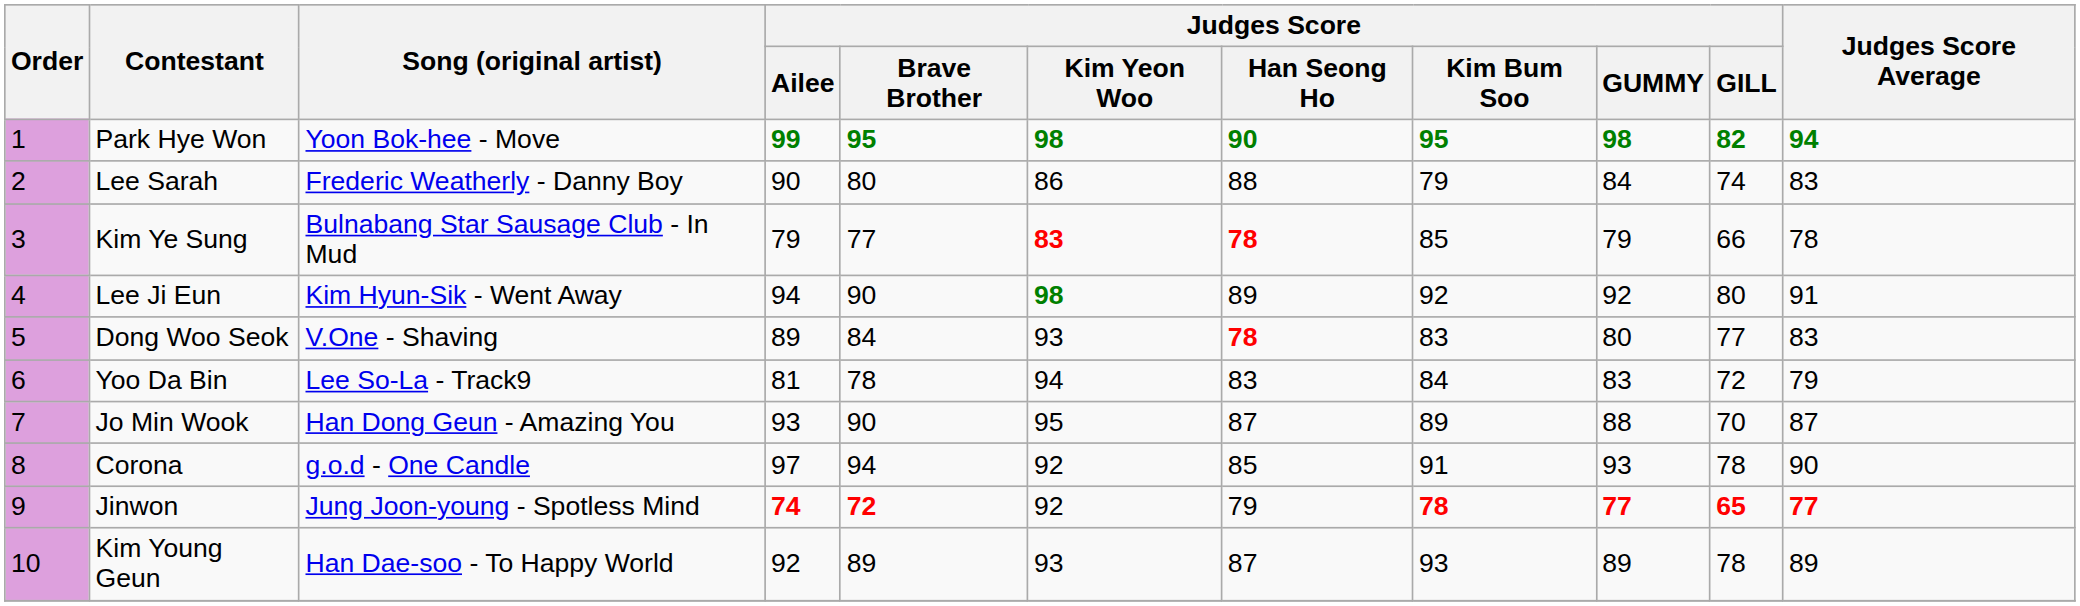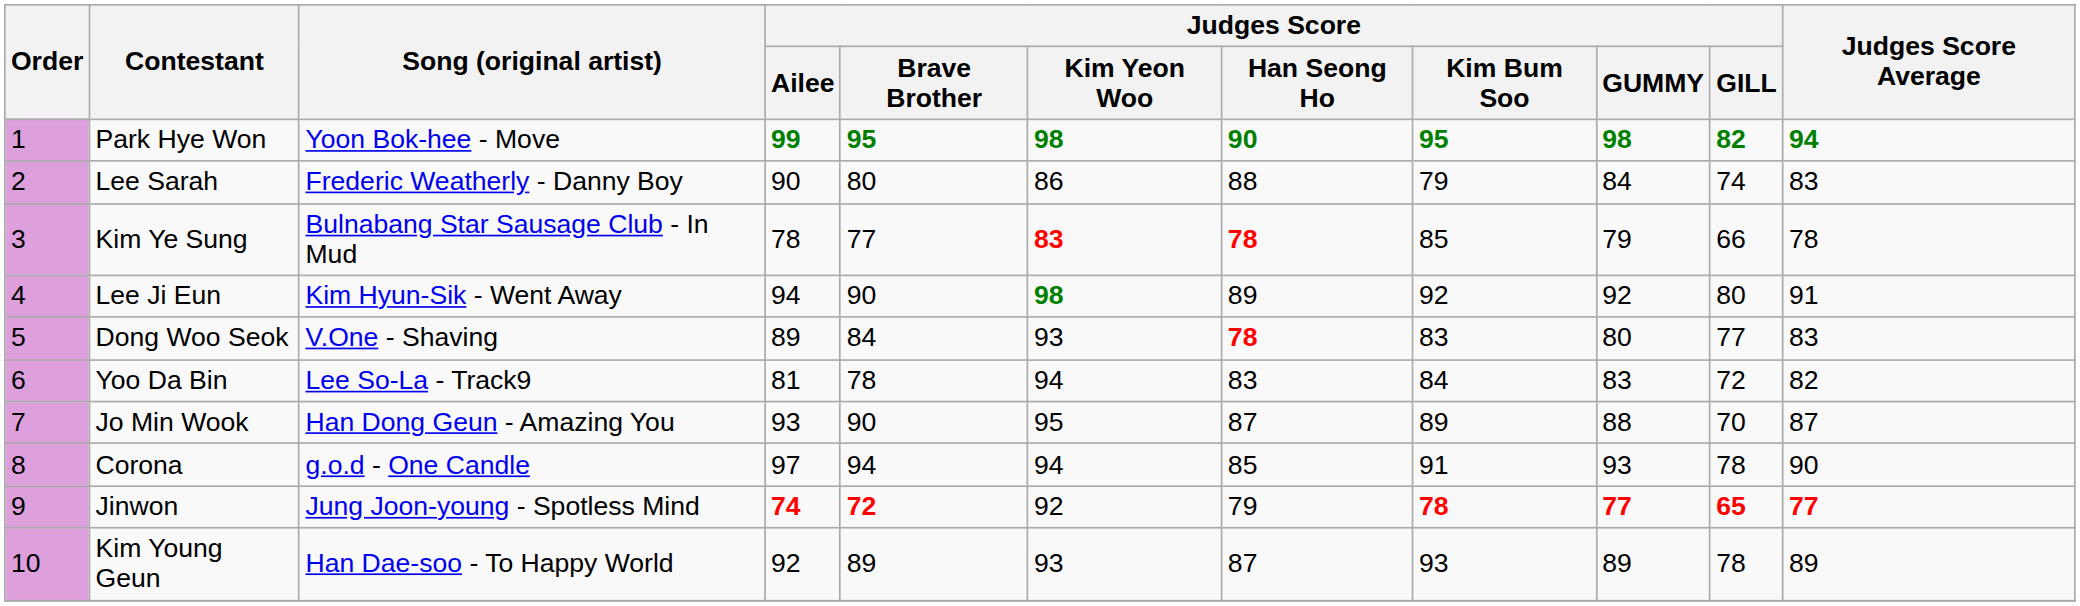(786, 238) 79 -> (786, 238) 78
(1804, 380) 79 -> (1804, 380) 82
(1049, 464) 92 -> (1049, 464) 94
